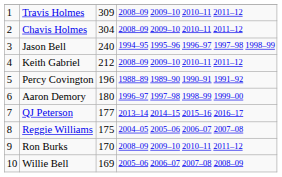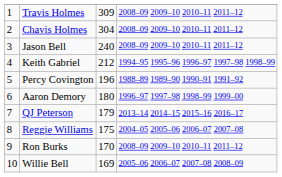(197, 46) 1994–95 1995–96 1996–97 1997–98 1998–99 -> (181, 46) 2008–09 2009–10 2010–11 2011–12
(181, 63) 2008–09 2009–10 2010–11 2011–12 -> (197, 63) 1994–95 1995–96 1996–97 1997–98 1998–99
(106, 113) 177 -> (106, 113) 179
